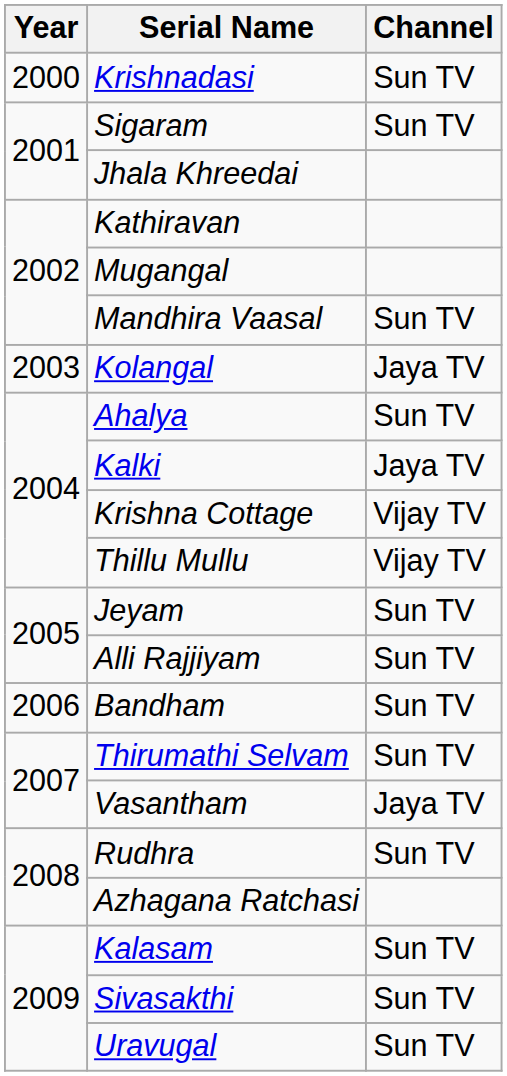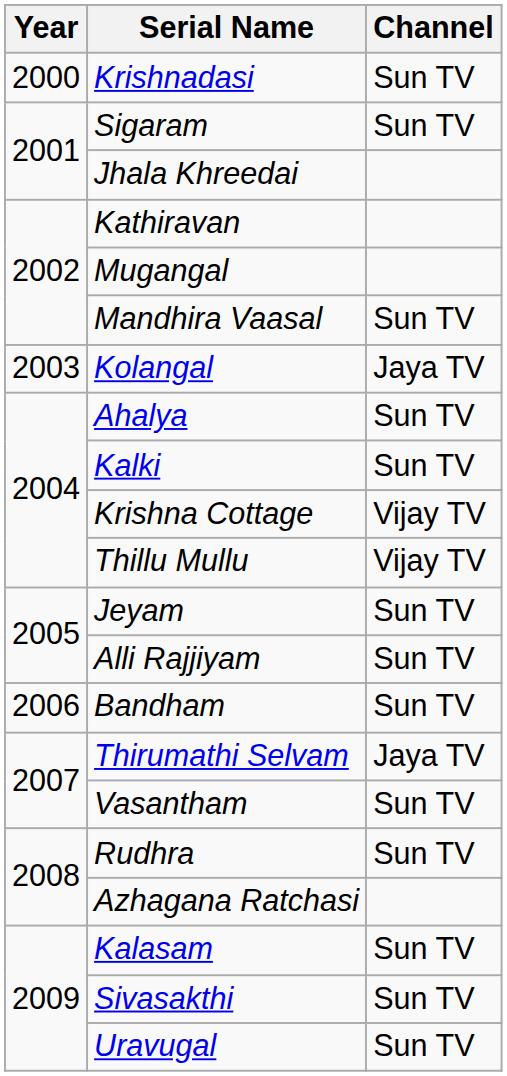(429, 464) Jaya TV -> (424, 464) Sun TV
(424, 755) Sun TV -> (429, 755) Jaya TV
(429, 804) Jaya TV -> (424, 804) Sun TV
